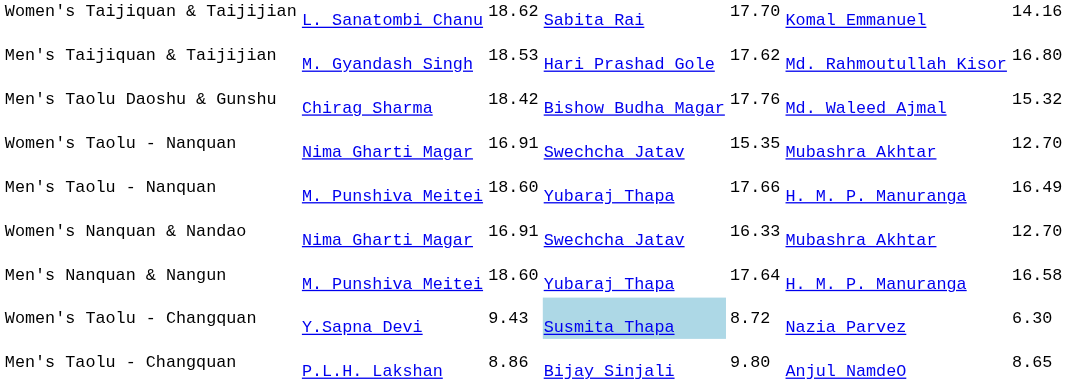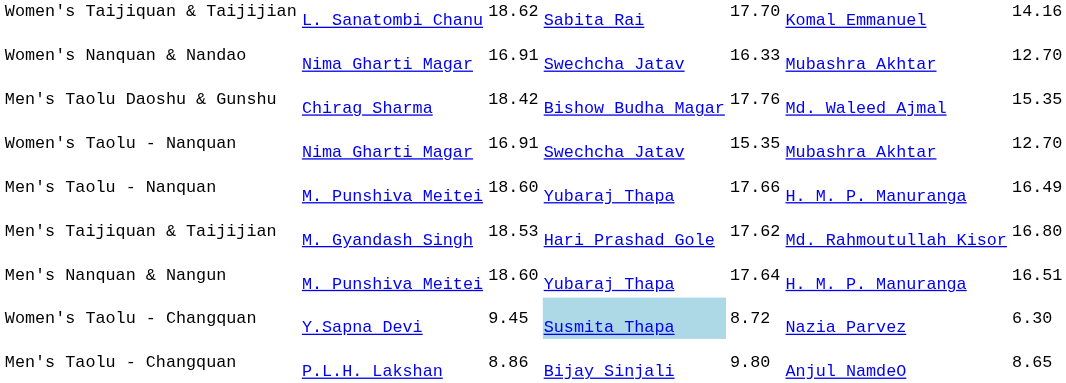rows swapped: (141, 55) <-> (126, 231)
(1037, 99) 15.32 -> (1037, 99) 15.35
(1037, 274) 16.58 -> (1037, 274) 16.51
(508, 318) 9.43 -> (508, 318) 9.45
